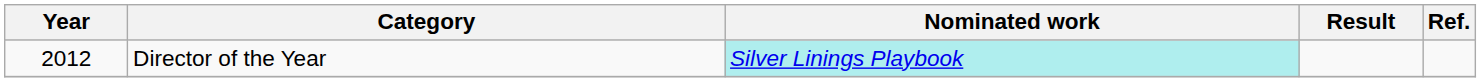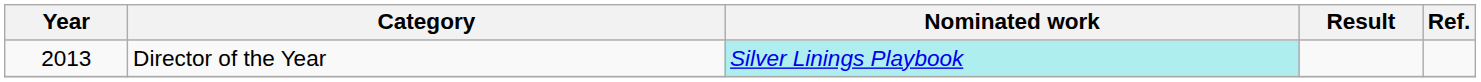(66, 58) 2012 -> (66, 58) 2013
